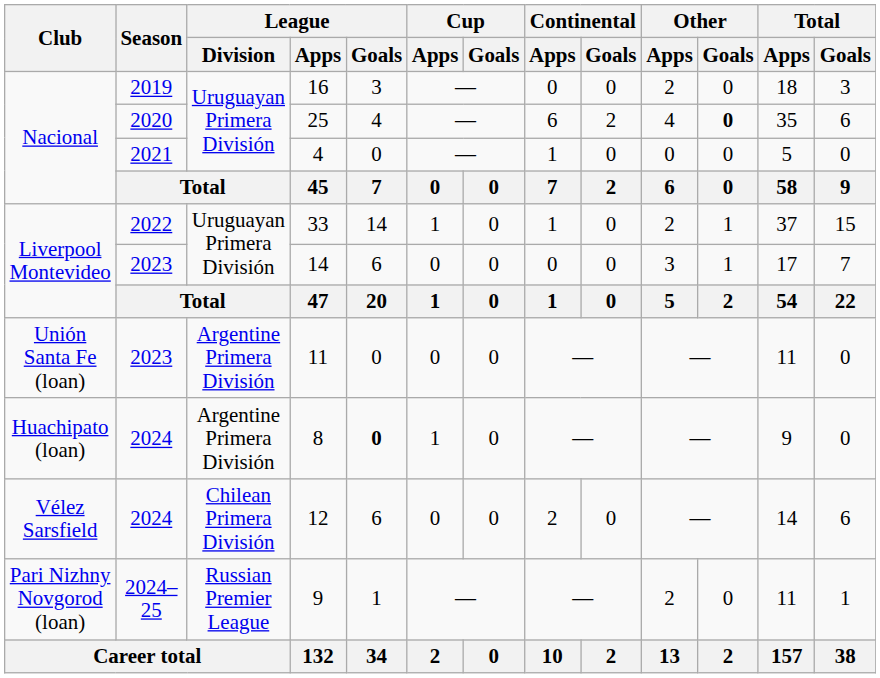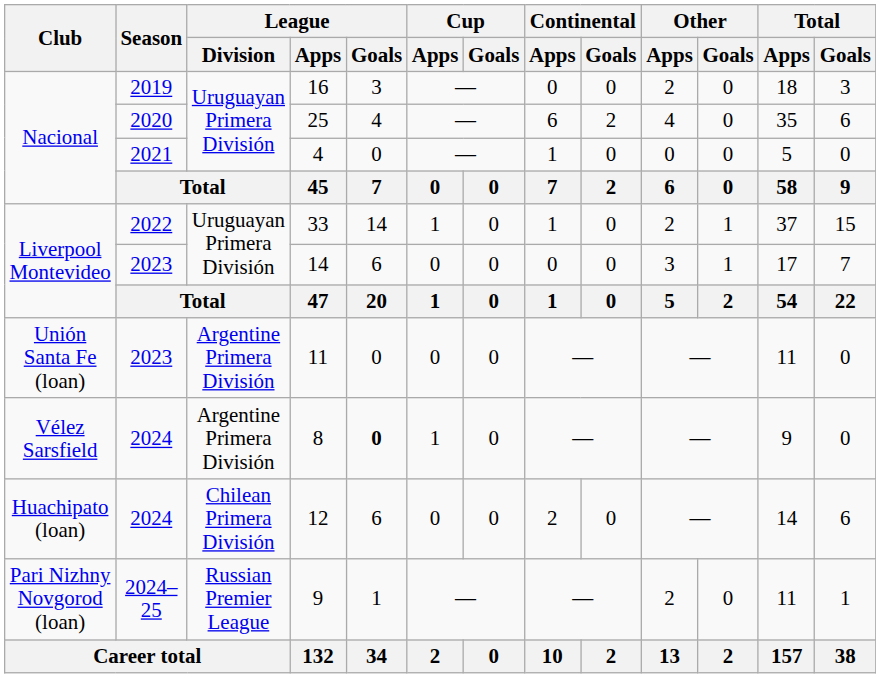(728, 120) bold -> (728, 120) normal
(60, 438) Huachipato (loan) -> (60, 438) Vélez Sarsfield
(60, 518) Vélez Sarsfield -> (60, 518) Huachipato (loan)
